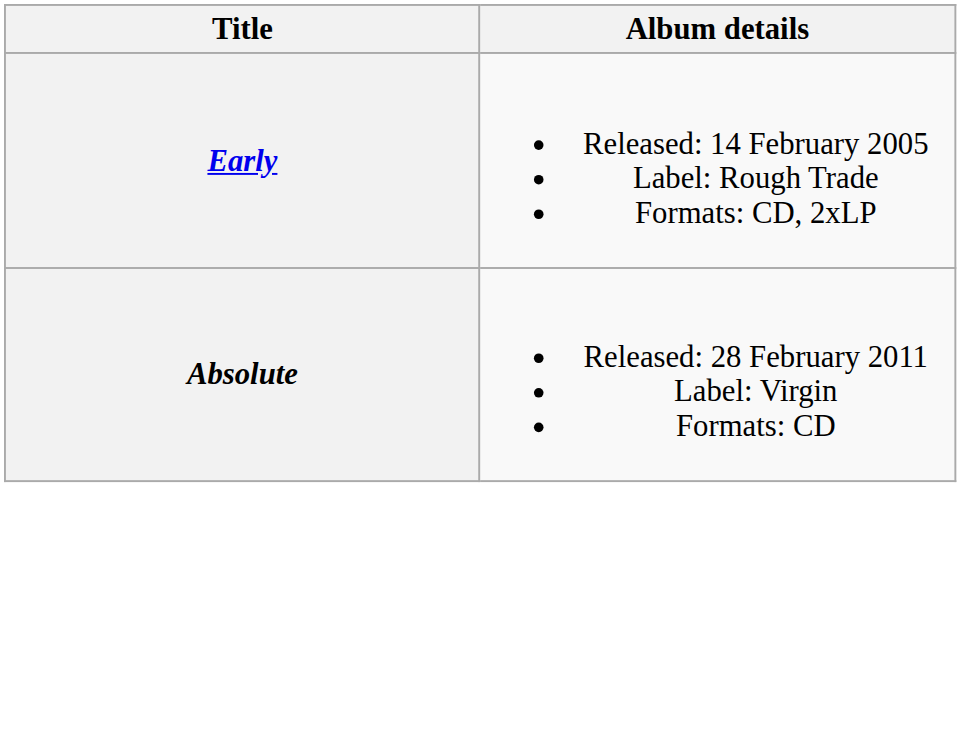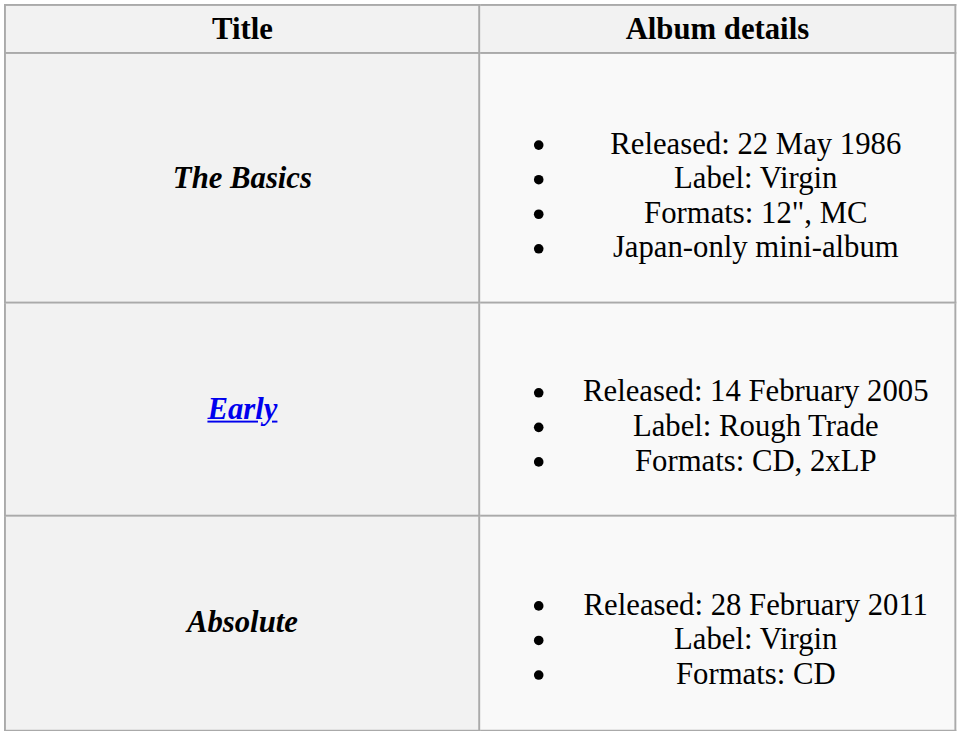+ row: (242, 177)
